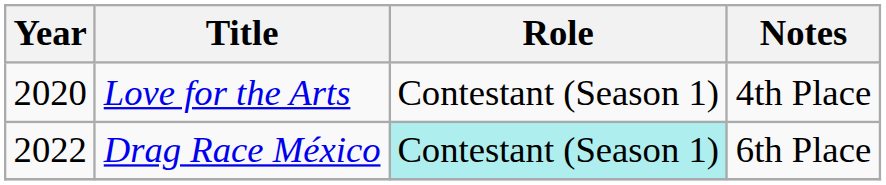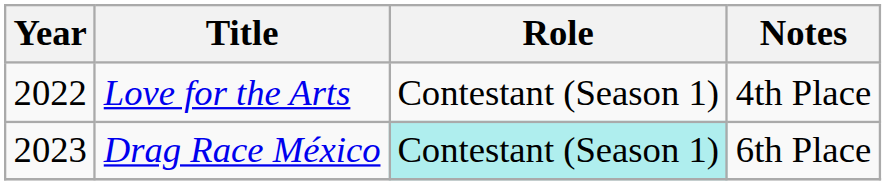(50, 91) 2020 -> (50, 91) 2022
(50, 149) 2022 -> (50, 149) 2023
